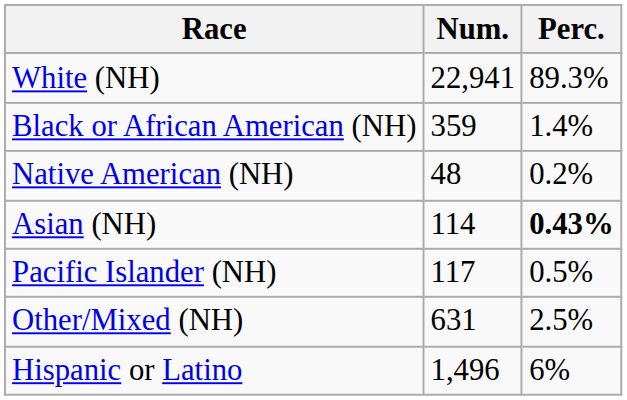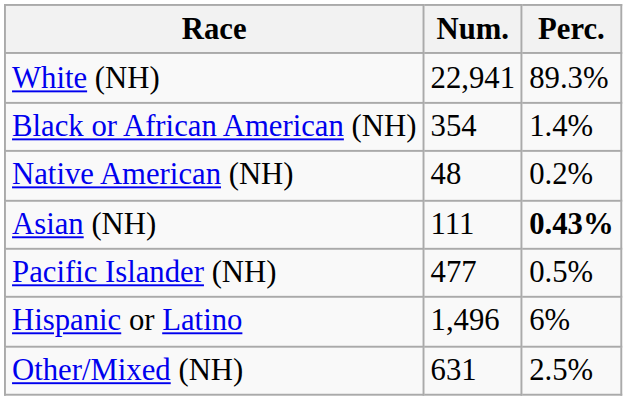(454, 126) 359 -> (454, 126) 354
(453, 223) 114 -> (452, 223) 111
(453, 272) 117 -> (454, 272) 477
rows swapped: (128, 321) <-> (127, 369)
